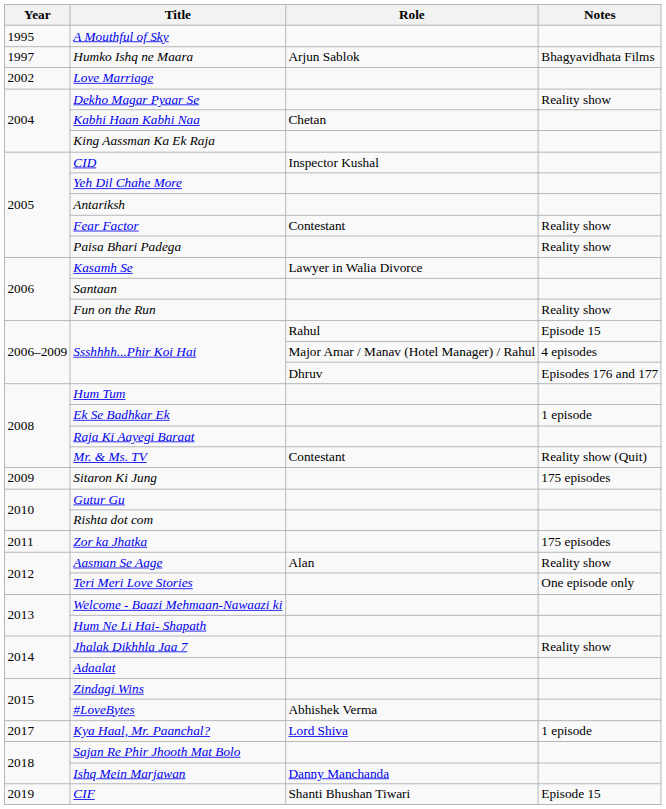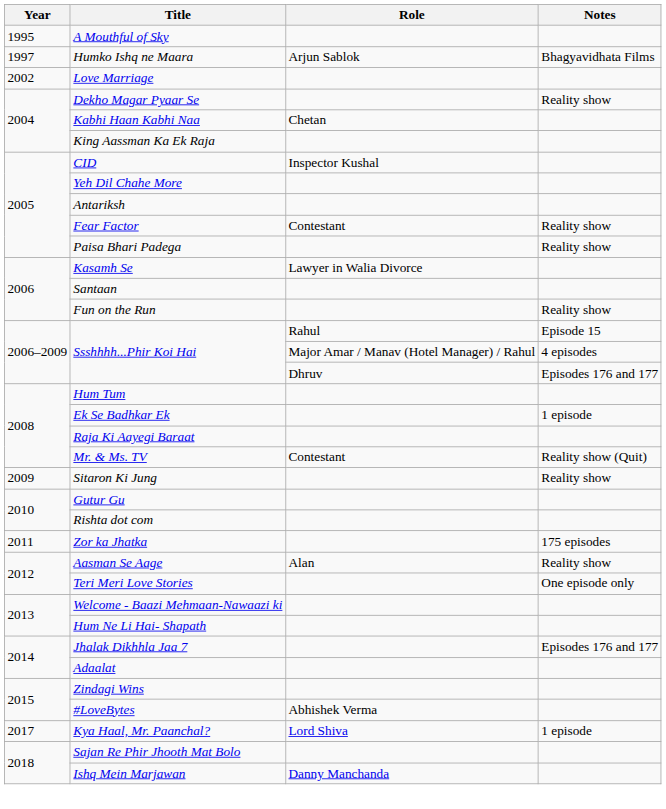(576, 478) 175 episodes -> (576, 478) Reality show
(576, 646) Reality show -> (600, 646) Episodes 176 and 177
- row: (84, 794)
